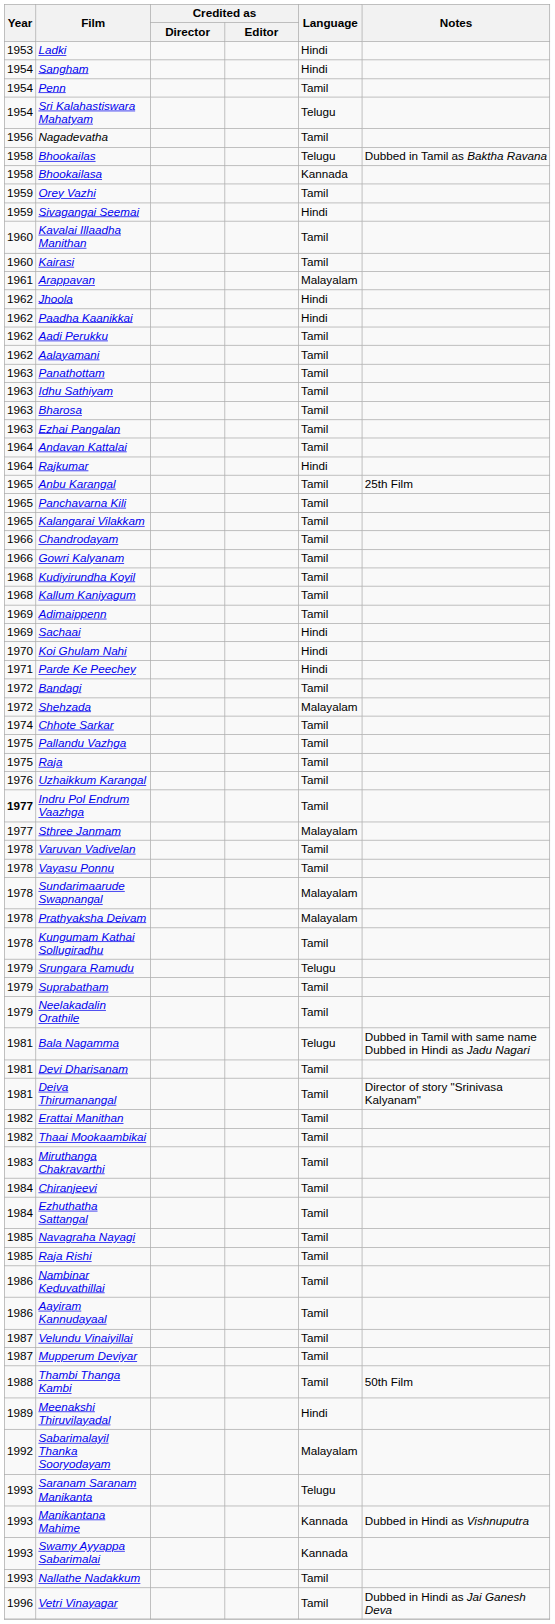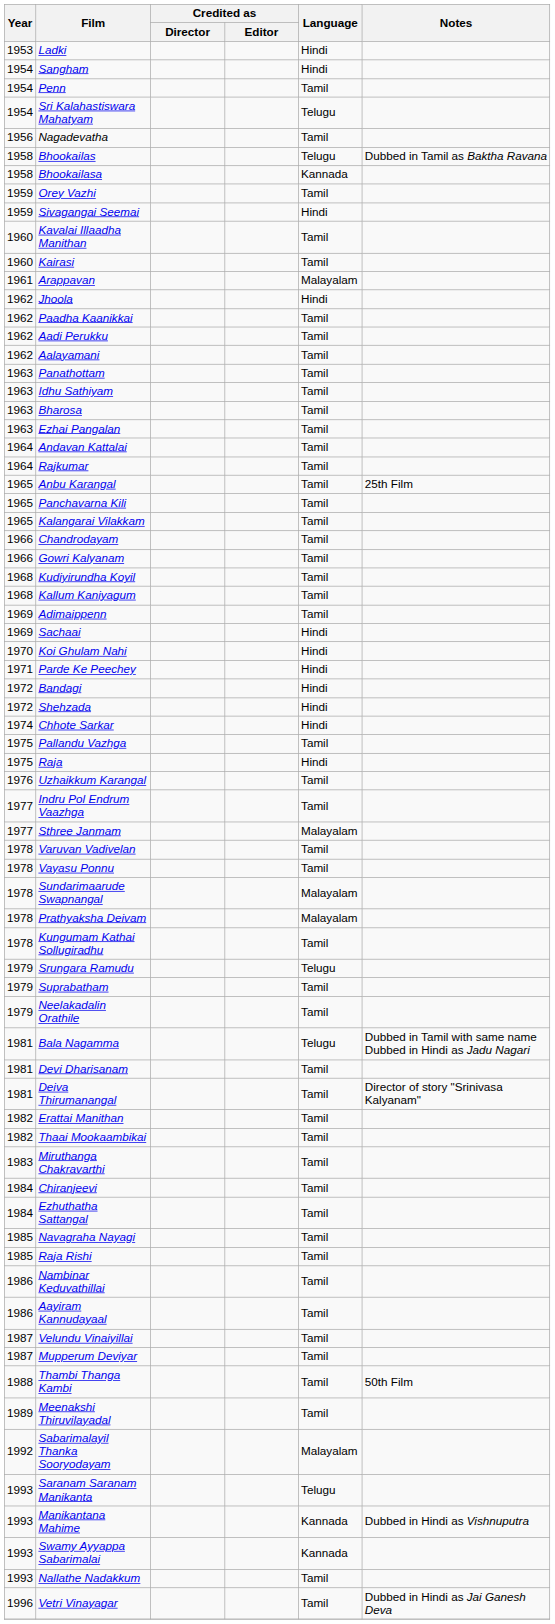(314, 317) Hindi -> (315, 317) Tamil
(314, 466) Hindi -> (315, 466) Tamil
(315, 688) Tamil -> (314, 688) Hindi
(329, 706) Malayalam -> (314, 706) Hindi
(315, 725) Tamil -> (314, 725) Hindi
(315, 762) Tamil -> (314, 762) Hindi
(20, 806) bold -> (20, 806) normal
(314, 1413) Hindi -> (315, 1413) Tamil
